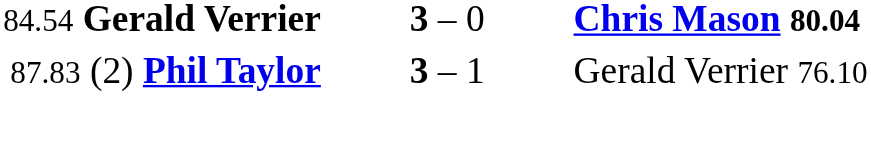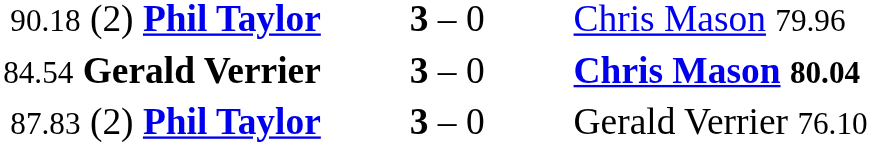+ row: (166, 18)
(447, 70) 3 – 1 -> (447, 121) 3 – 0
